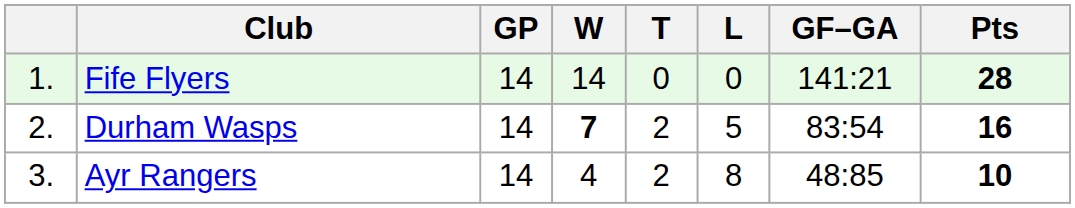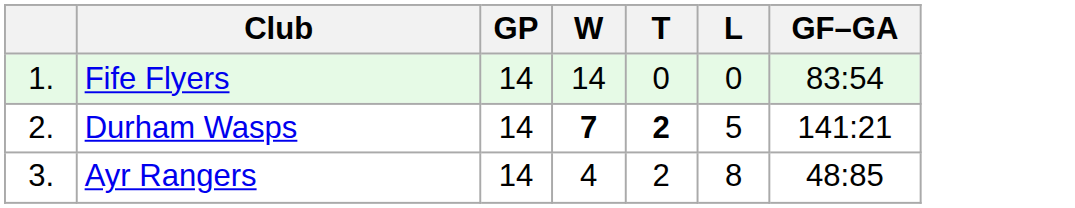- column: (995, 29)
(845, 78) 141:21 -> (845, 78) 83:54
(661, 127) normal -> (661, 127) bold
(845, 127) 83:54 -> (845, 127) 141:21
